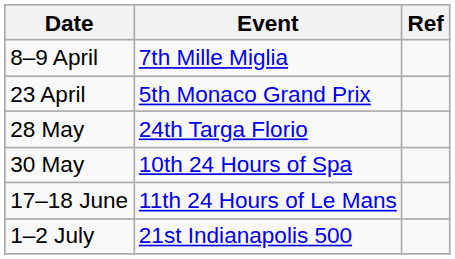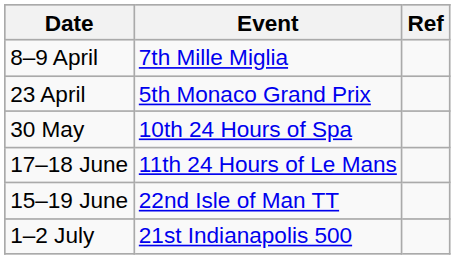- row: (47, 129)
+ row: (69, 200)
